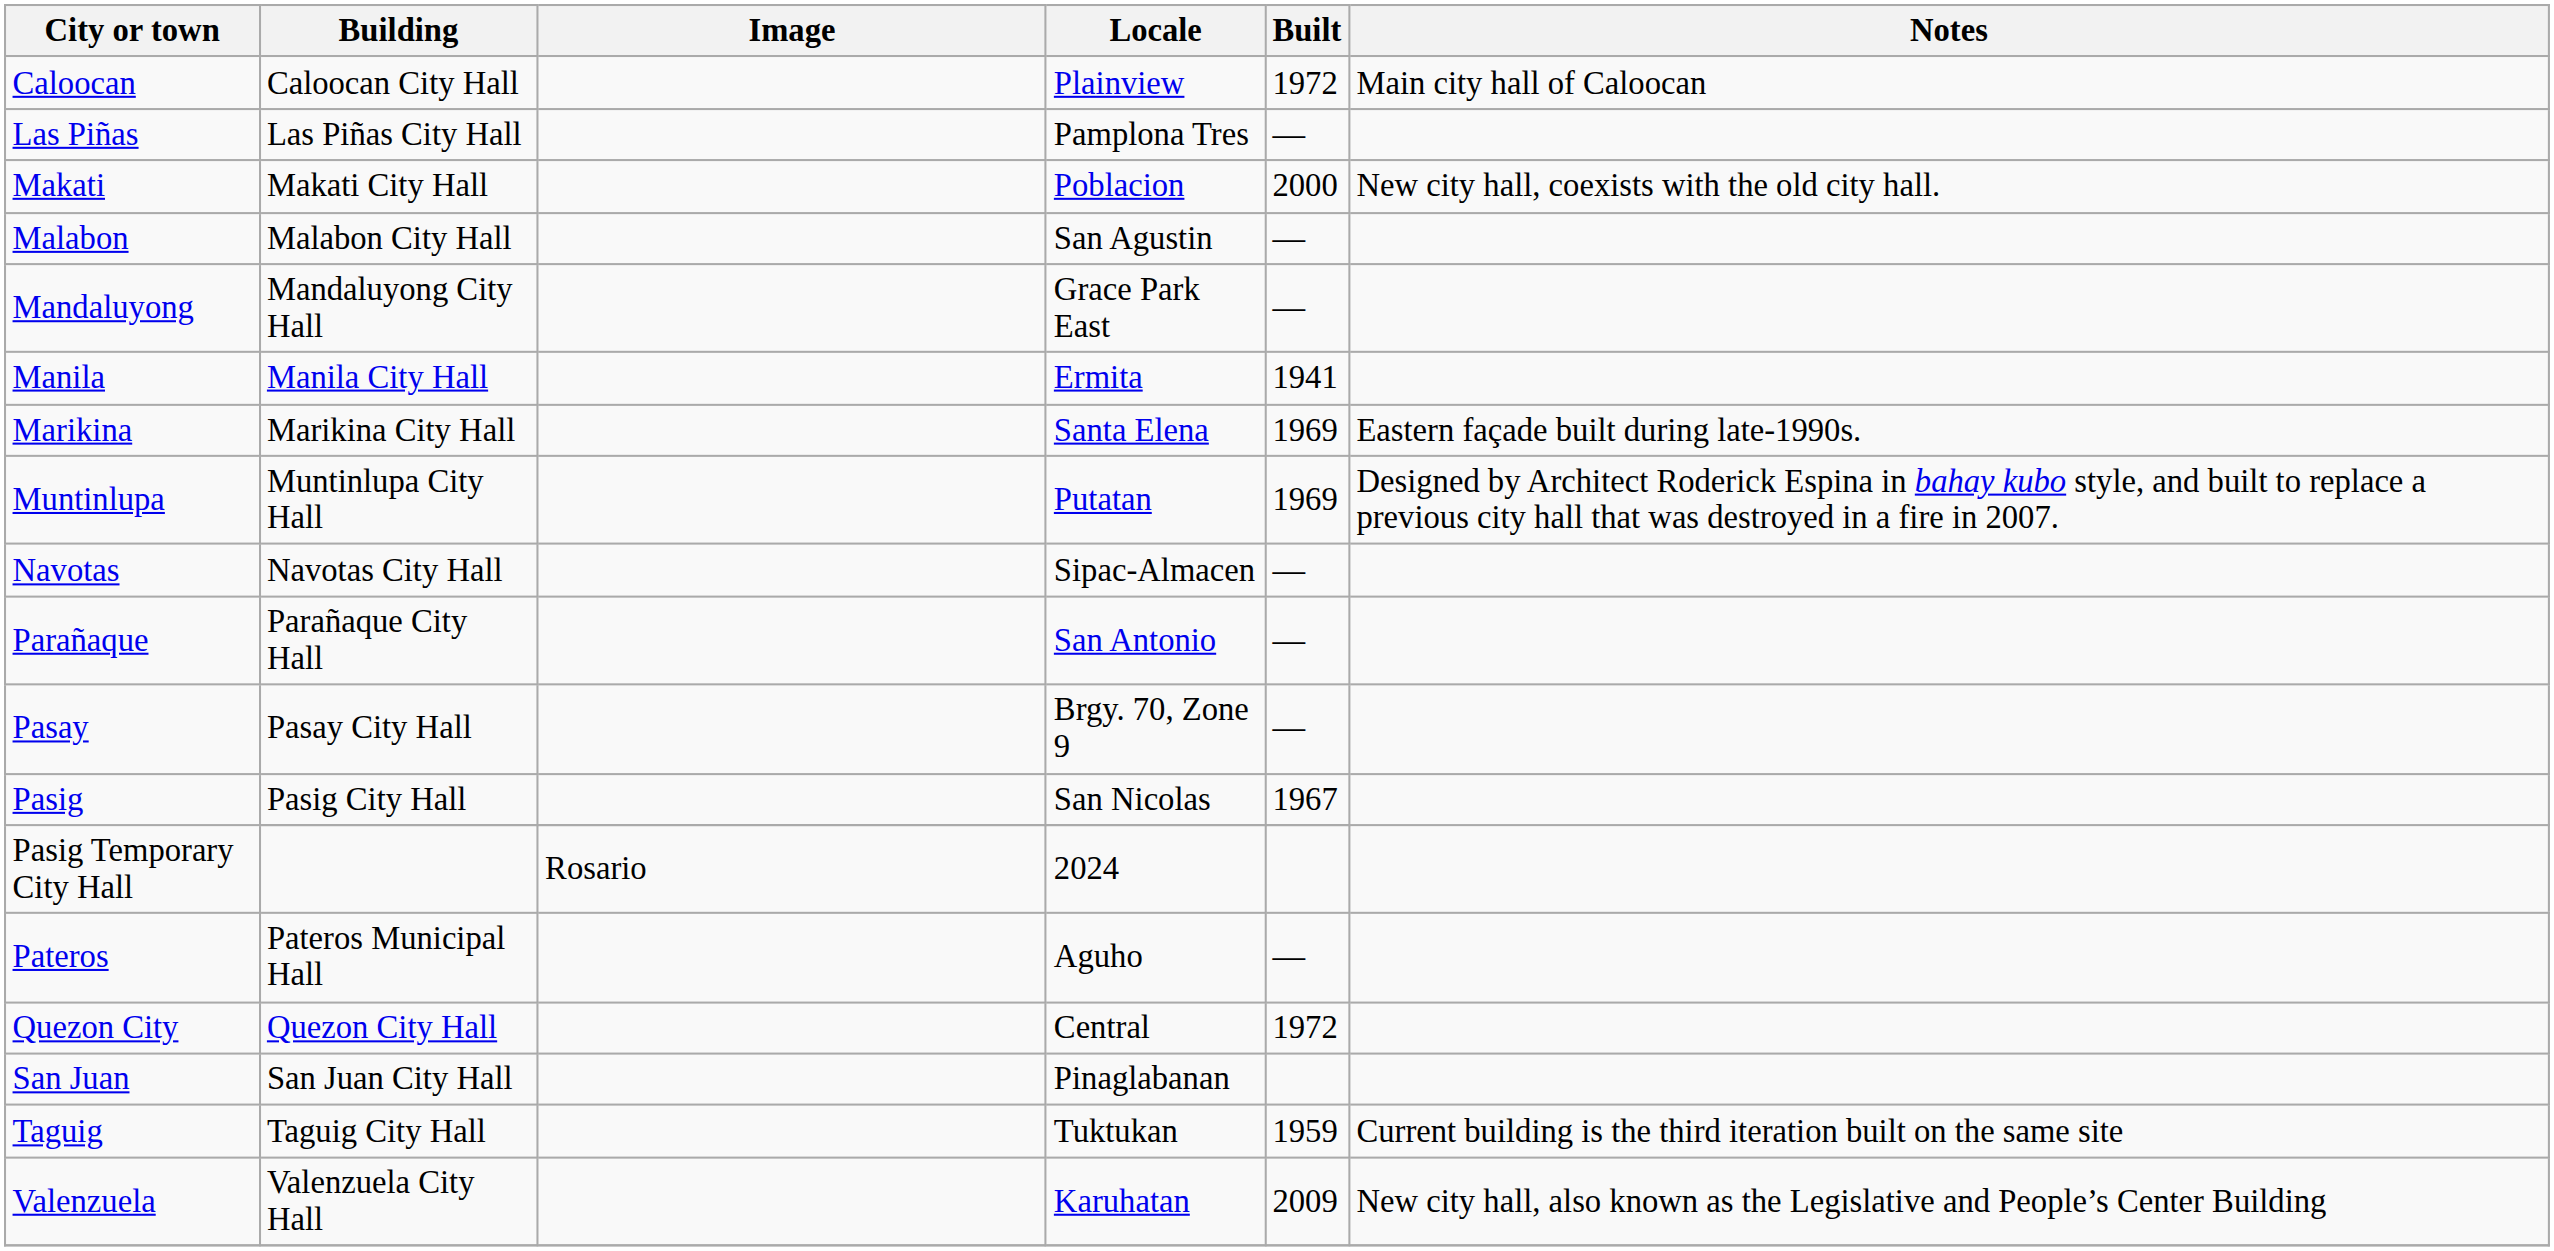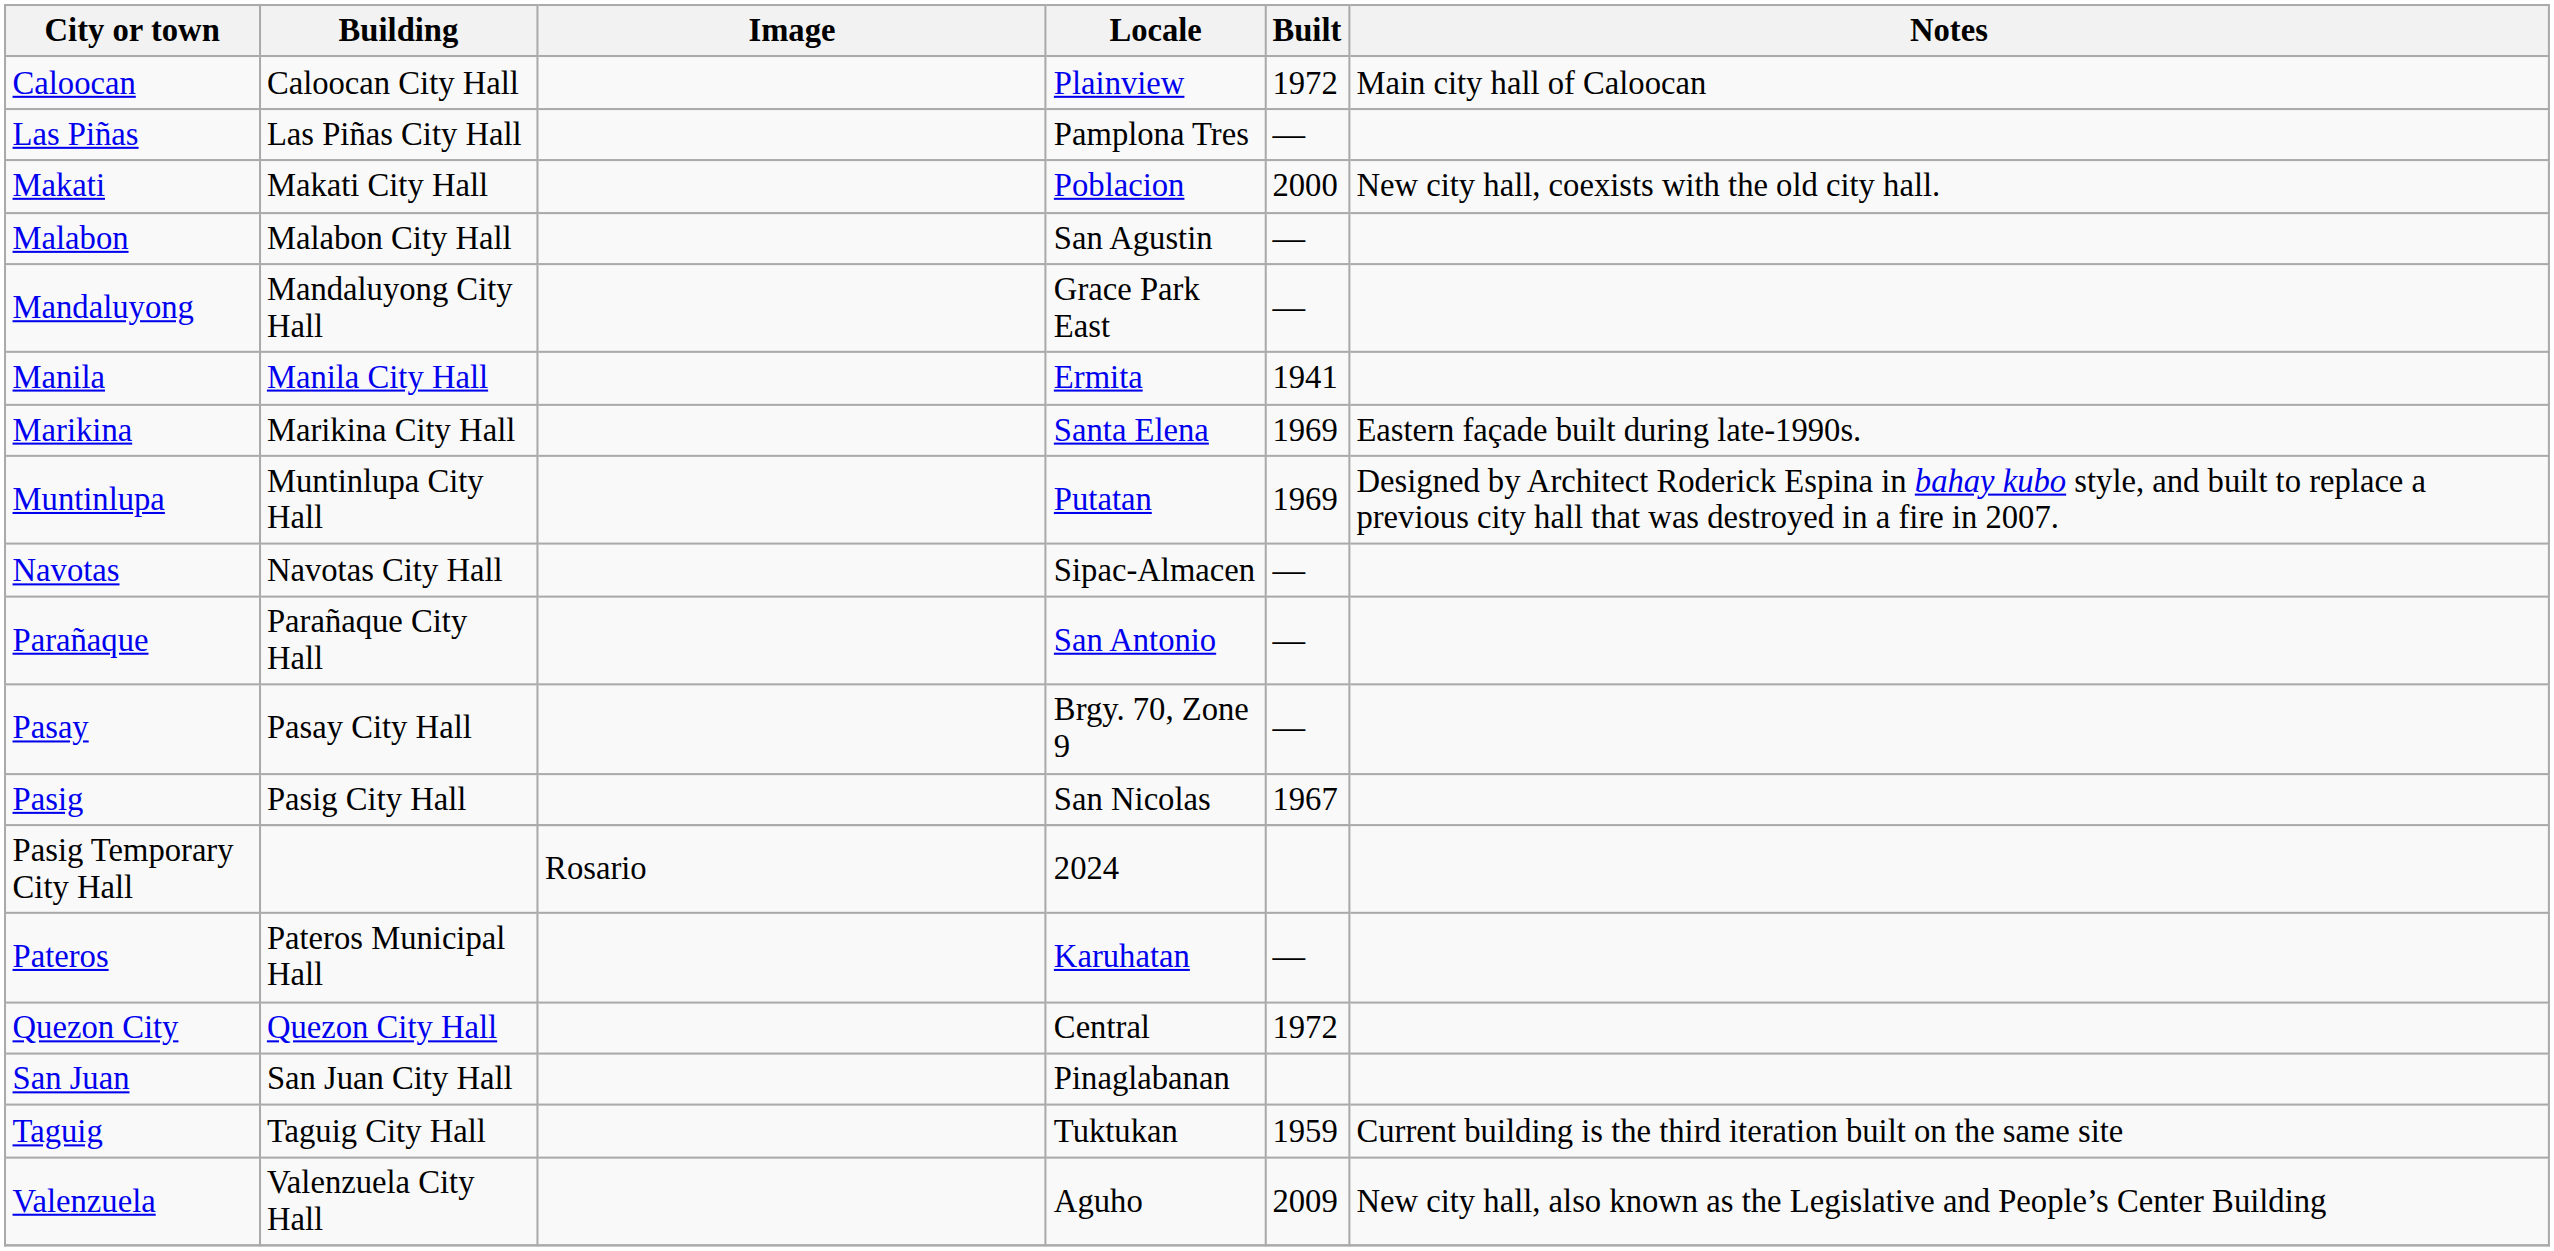(1098, 957) Aguho -> (1122, 957) Karuhatan
(1122, 1200) Karuhatan -> (1098, 1200) Aguho
